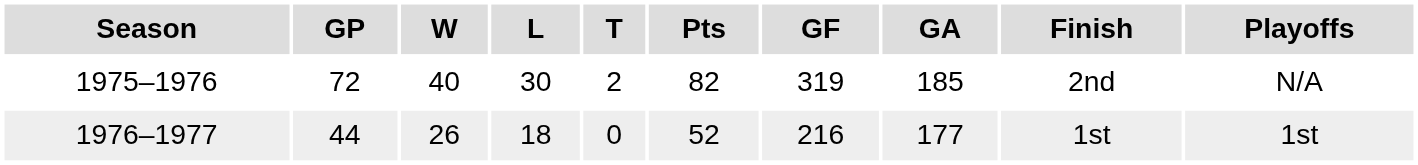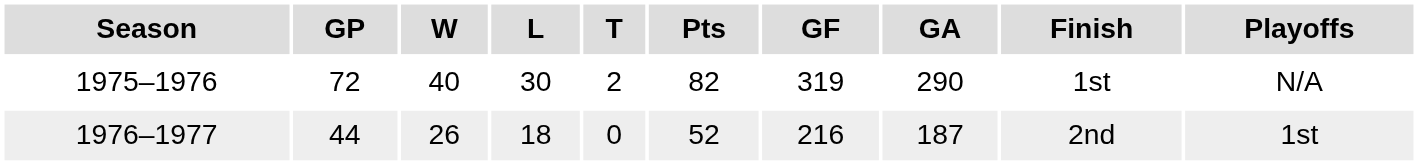(940, 82) 185 -> (940, 82) 290
(1092, 82) 2nd -> (1092, 82) 1st
(940, 135) 177 -> (940, 135) 187
(1092, 135) 1st -> (1092, 135) 2nd
